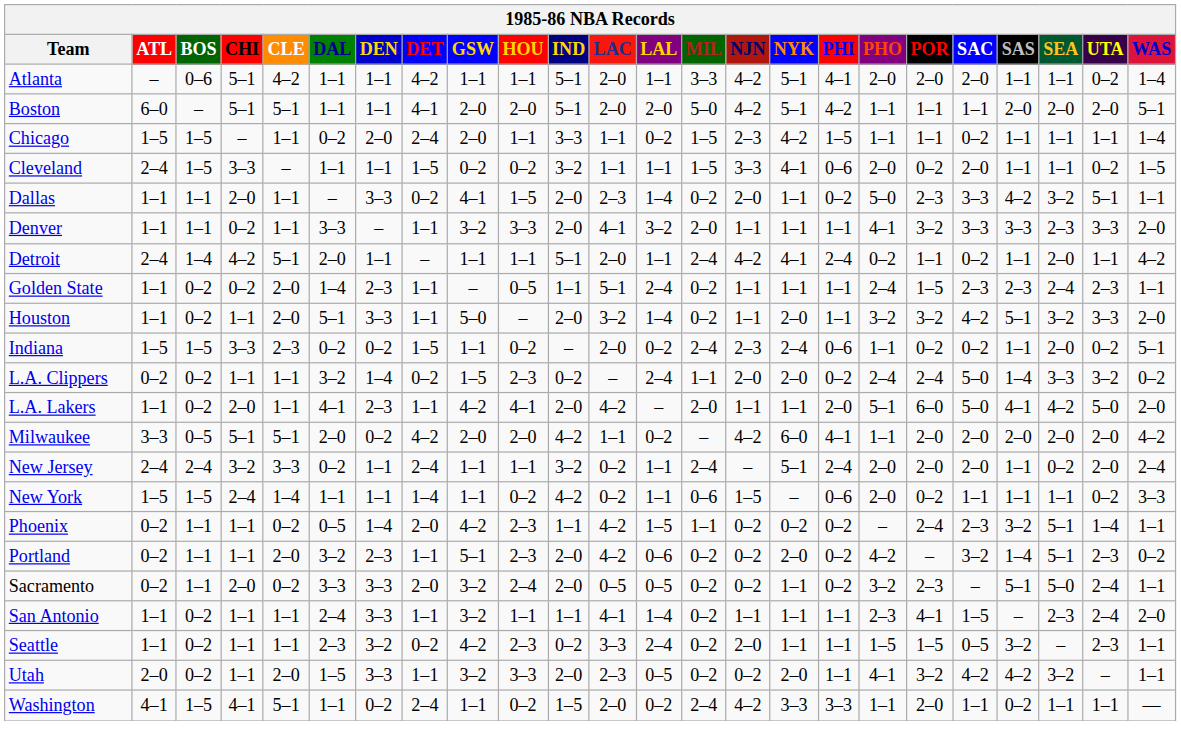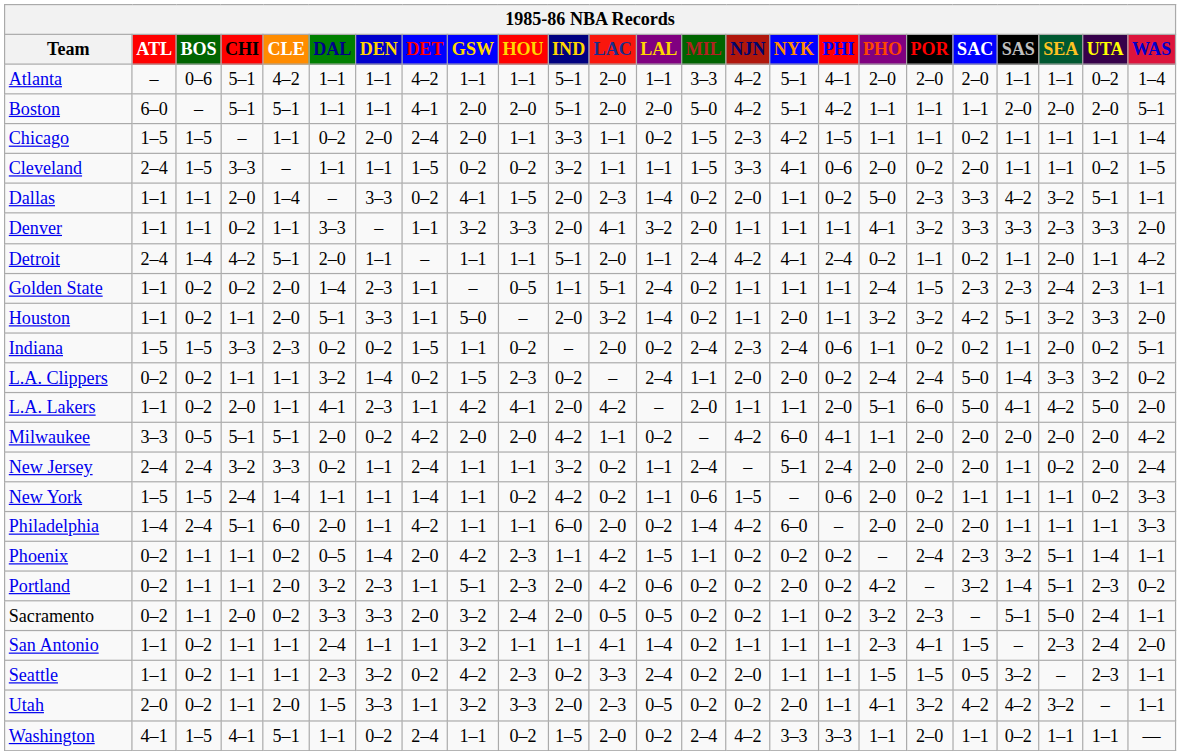(286, 198) 1–1 -> (286, 198) 1–4
+ row: (54, 526)
(379, 616) 3–3 -> (379, 645) 1–1
